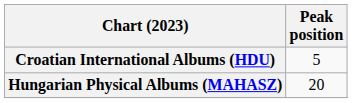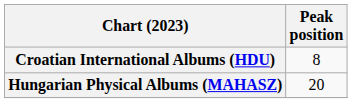(316, 60) 5 -> (316, 60) 8
